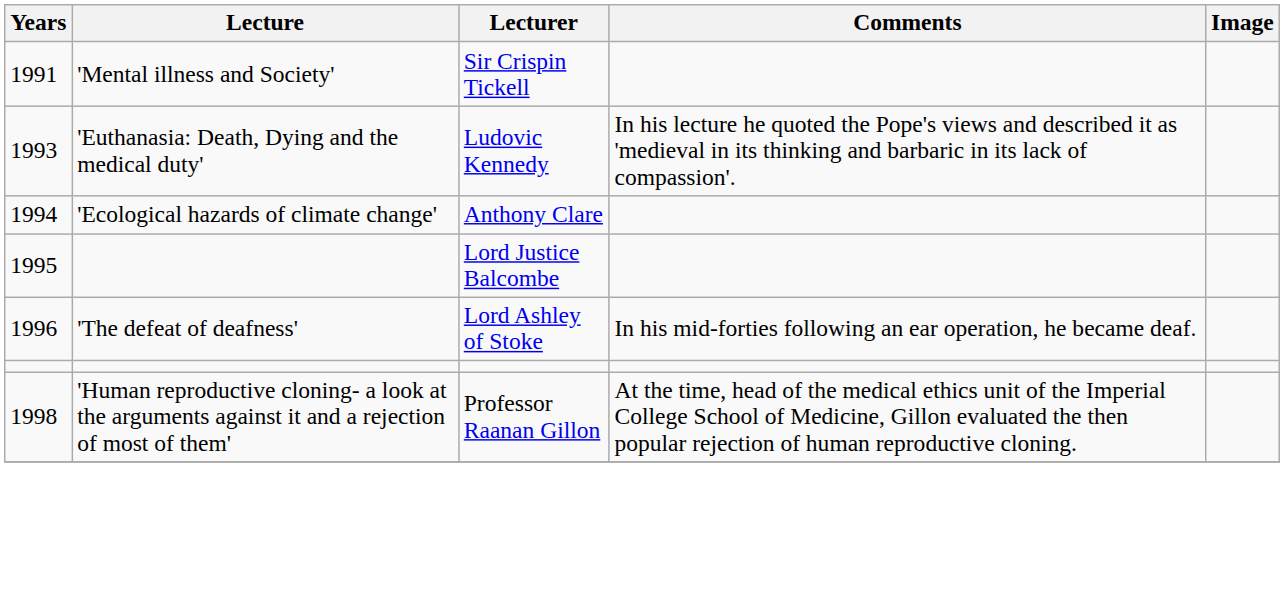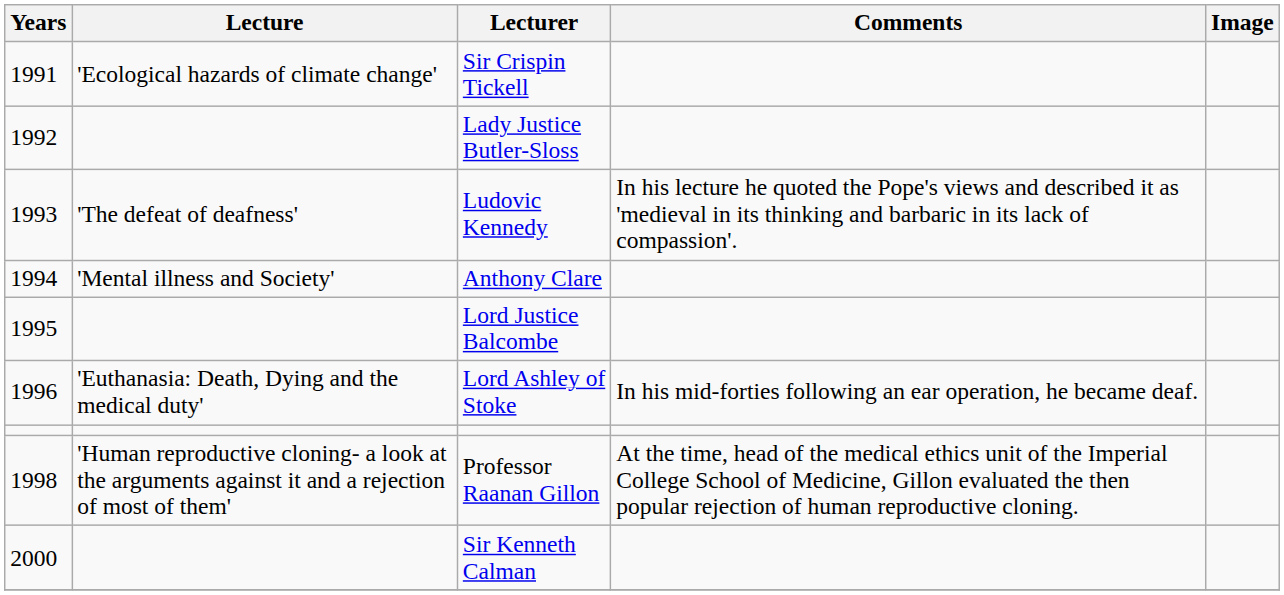(206, 73) 'Mental illness and Society' -> (257, 73) 'Ecological hazards of climate change'
+ row: (34, 137)
(238, 150) 'Euthanasia: Death, Dying and the medical duty' -> (188, 214) 'The defeat of deafness'
(257, 214) 'Ecological hazards of climate change' -> (206, 278) 'Mental illness and Society'
(188, 328) 'The defeat of deafness' -> (238, 392) 'Euthanasia: Death, Dying and the medical duty'
+ row: (34, 557)
